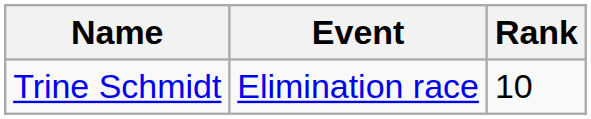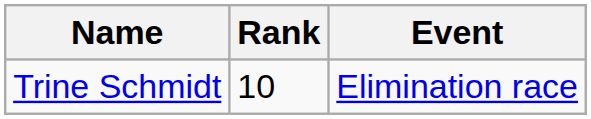columns swapped: (358, 32) <-> (536, 32)
